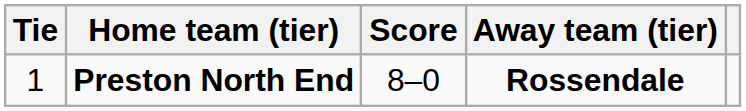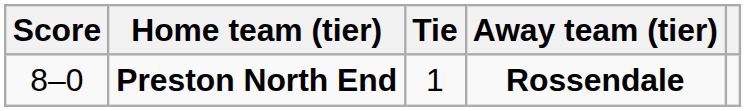columns swapped: (35, 30) <-> (413, 30)
